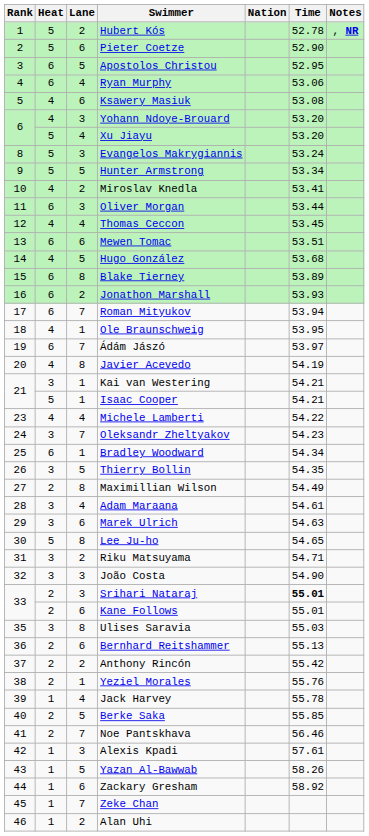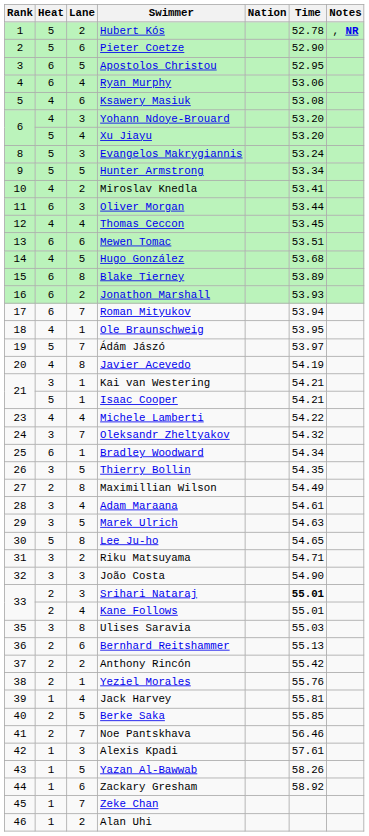(51, 347) 6 -> (51, 347) 5
(308, 435) 54.23 -> (308, 435) 54.32
(82, 523) 6 -> (82, 523) 5
(82, 611) 6 -> (82, 611) 4
(308, 699) 55.78 -> (308, 699) 55.81
